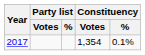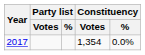(123, 42) 0.1% -> (123, 42) 0.0%
